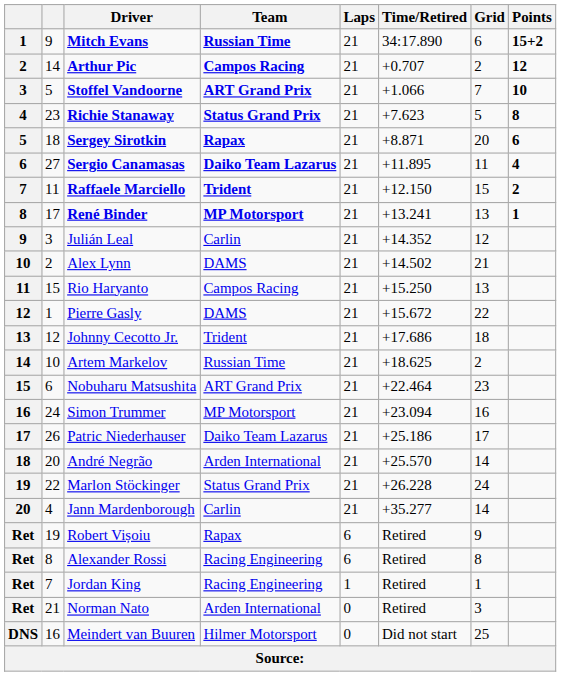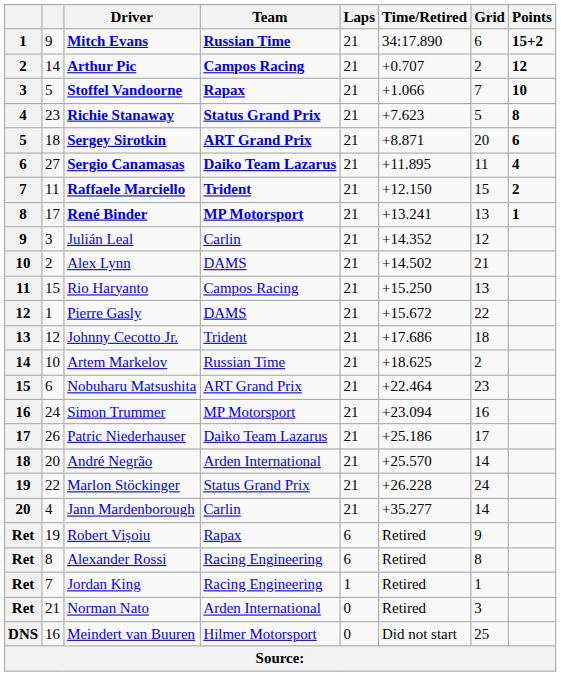(257, 90) ART Grand Prix -> (224, 90) Rapax
(224, 139) Rapax -> (257, 139) ART Grand Prix
